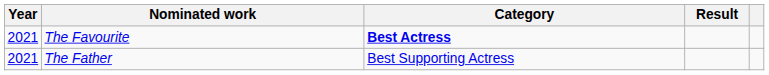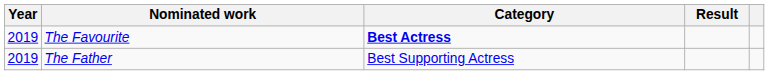(23, 37) 2021 -> (23, 37) 2019
(23, 59) 2021 -> (23, 59) 2019
